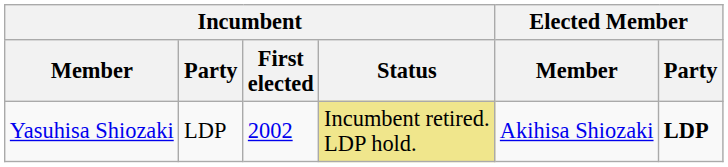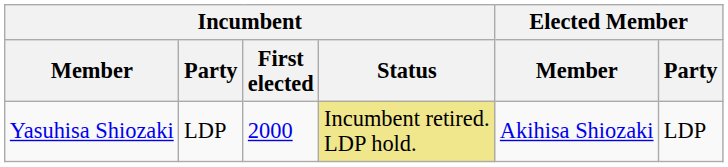(270, 131) 2002 -> (270, 131) 2000
(686, 131) bold -> (685, 131) normal
